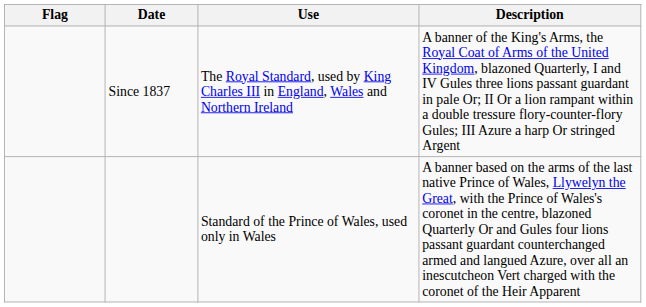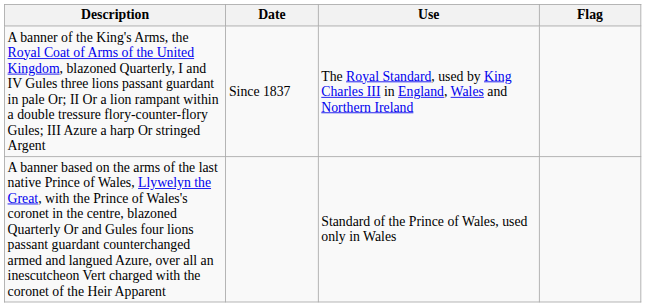columns swapped: (55, 15) <-> (530, 15)
